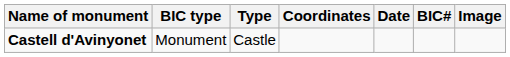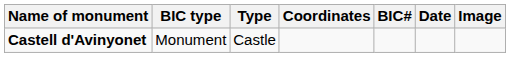columns swapped: (434, 16) <-> (394, 16)
